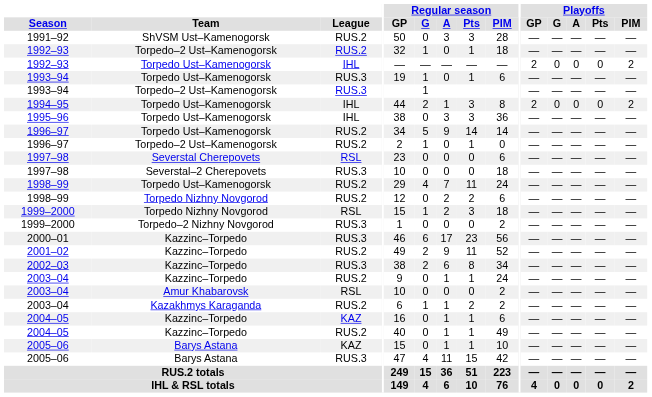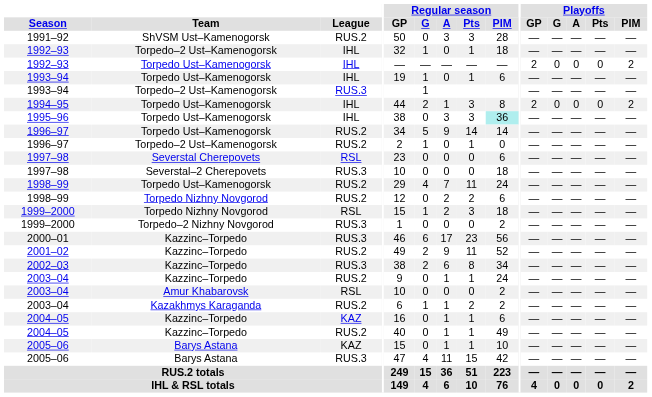(351, 51) RUS.2 -> (351, 51) IHL
(351, 77) RUS.3 -> (351, 77) IHL
(502, 118) no background -> (502, 118) paleturquoise background
